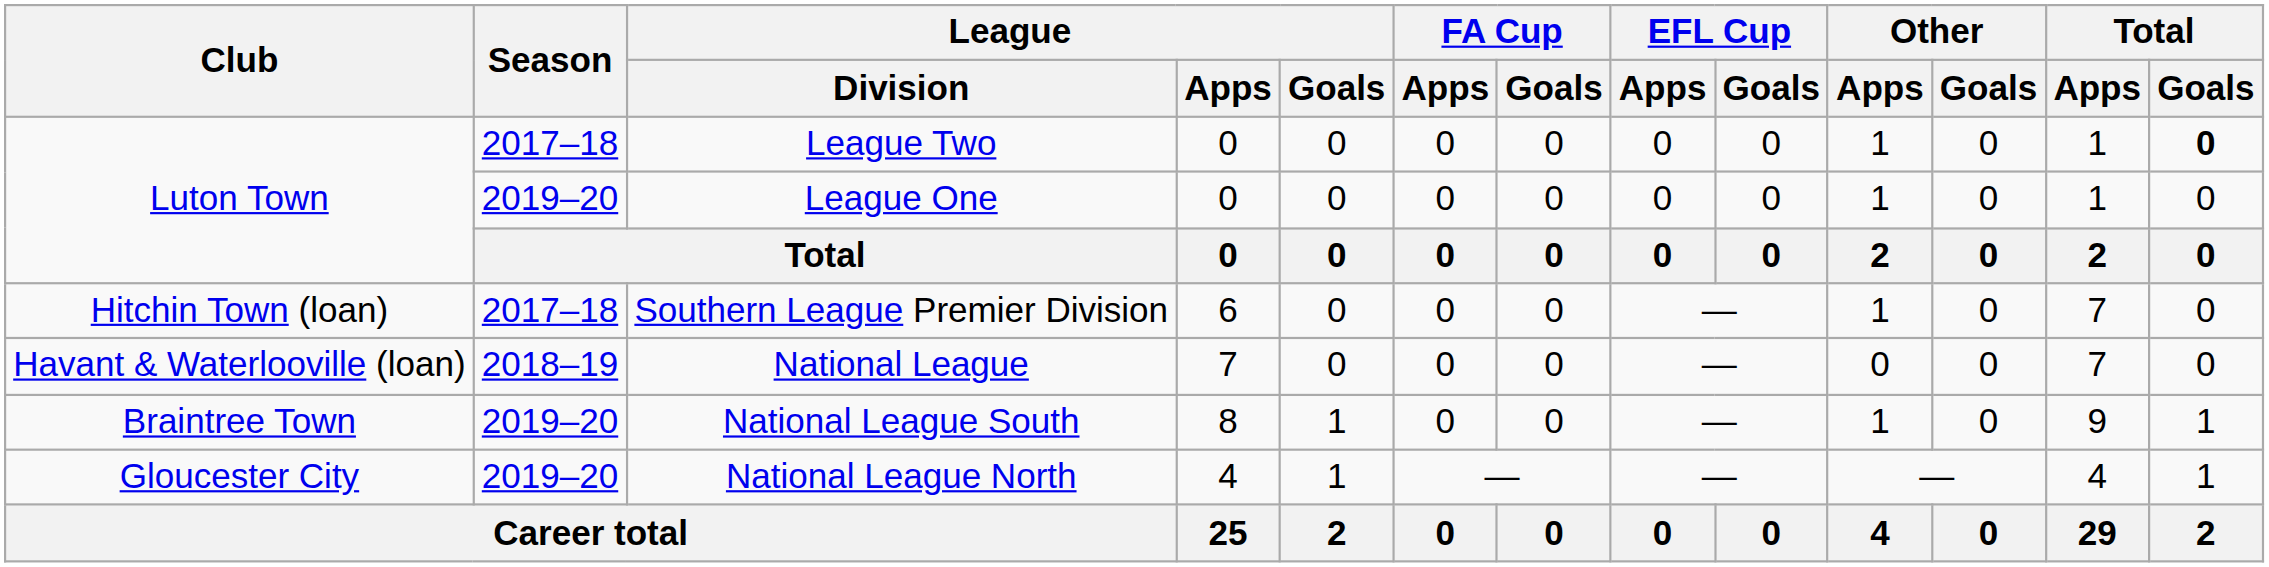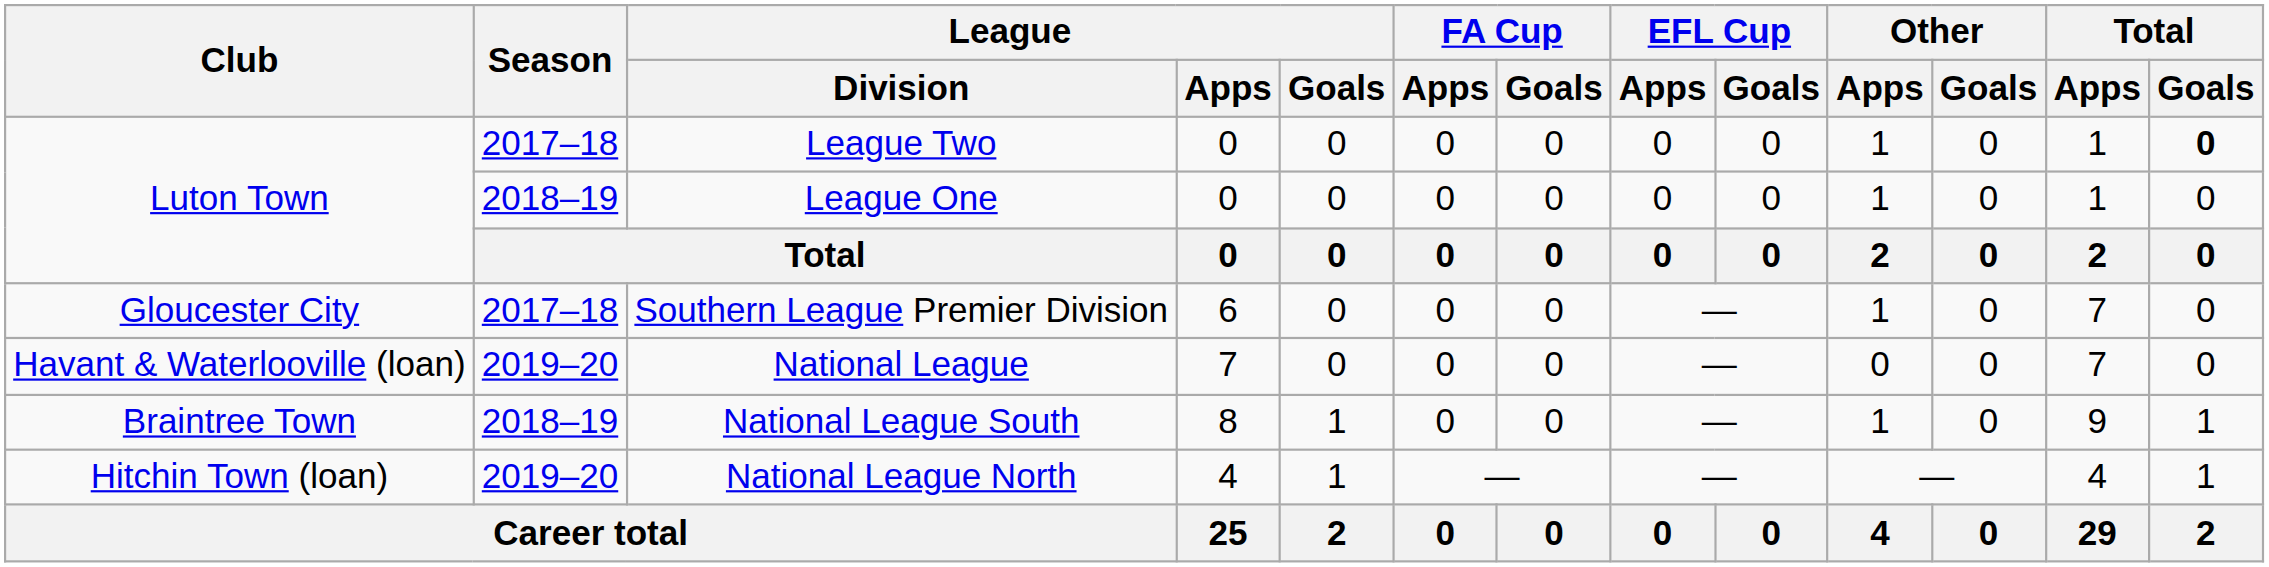(550, 198) 2019–20 -> (550, 198) 2018–19
(239, 310) Hitchin Town (loan) -> (239, 310) Gloucester City
(550, 365) 2018–19 -> (550, 365) 2019–20
(550, 421) 2019–20 -> (550, 421) 2018–19
(239, 476) Gloucester City -> (239, 476) Hitchin Town (loan)
